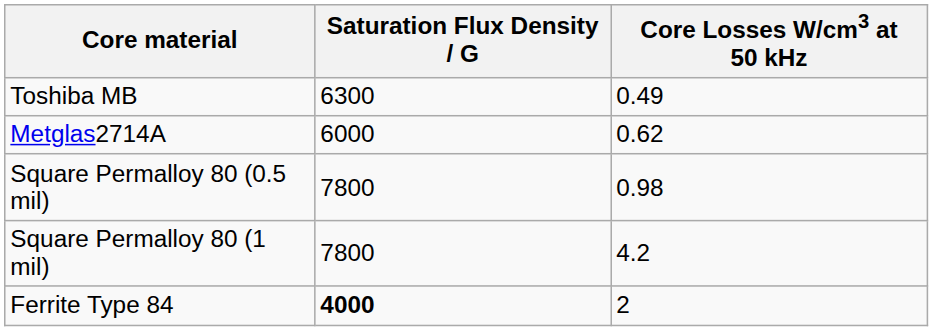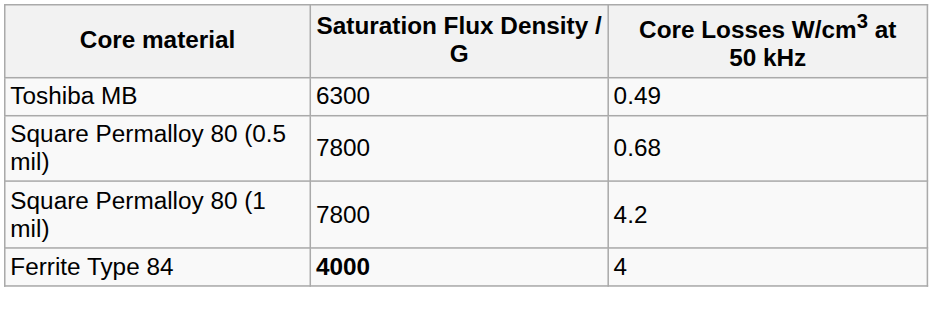- row: (88, 134)
(640, 187) 0.98 -> (637, 148) 0.68
(623, 305) 2 -> (620, 266) 4
